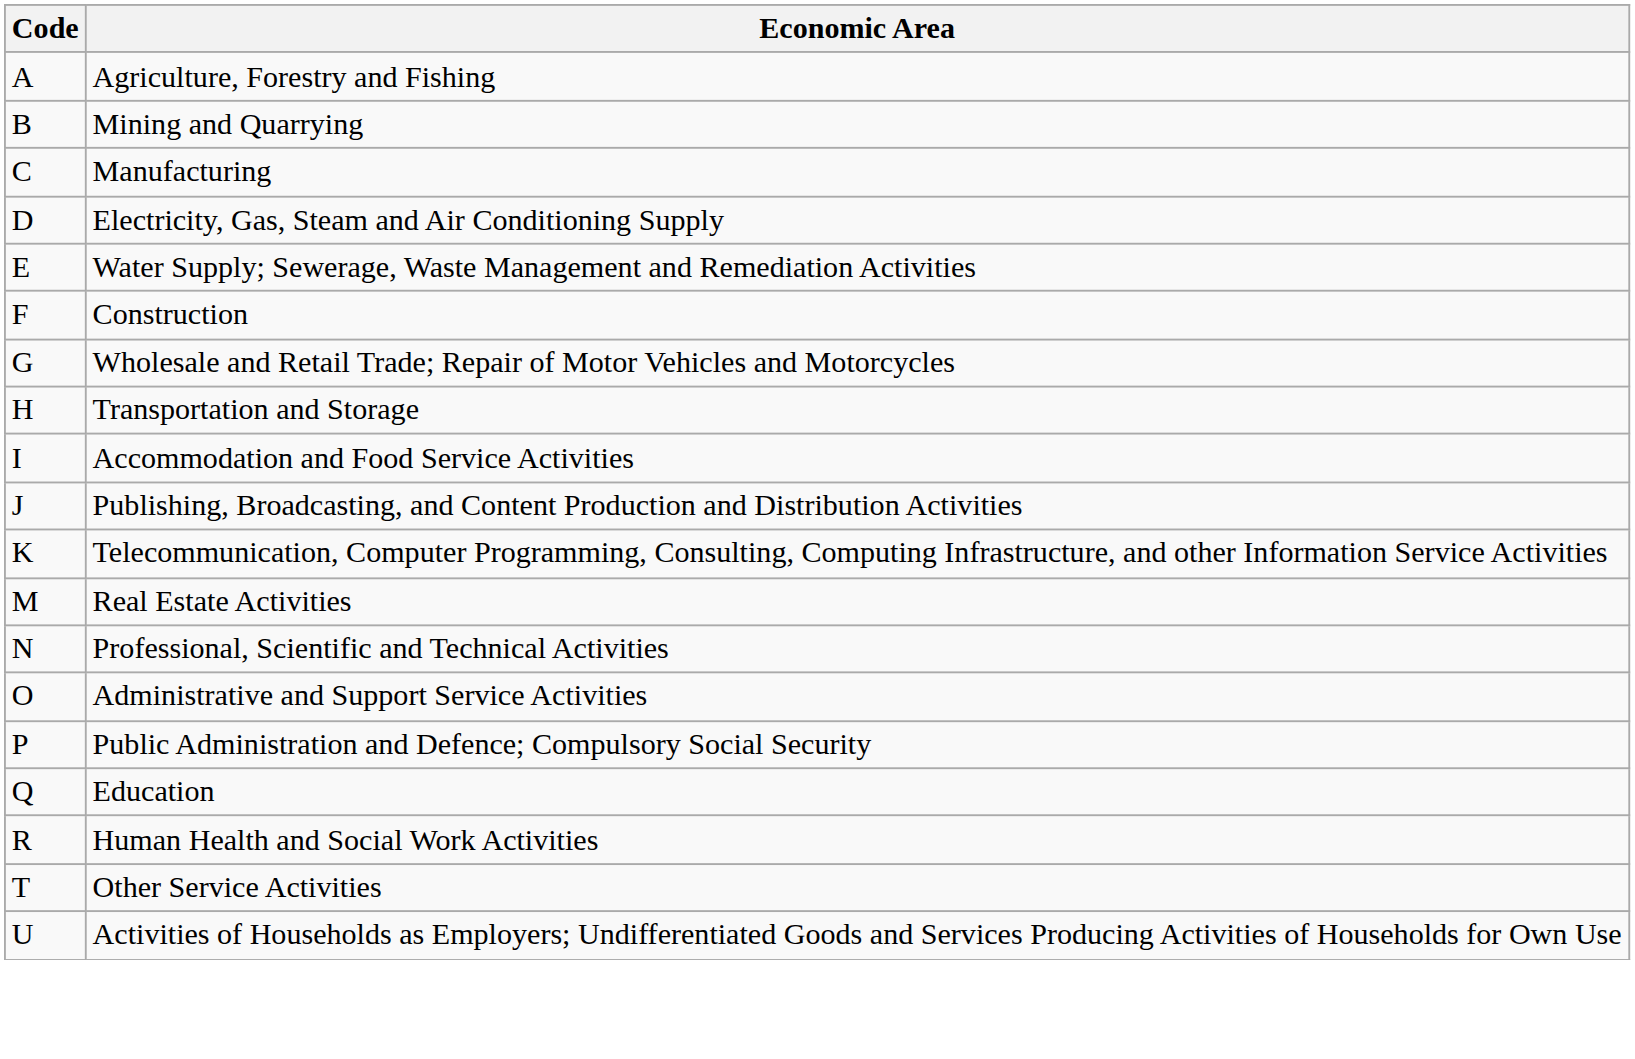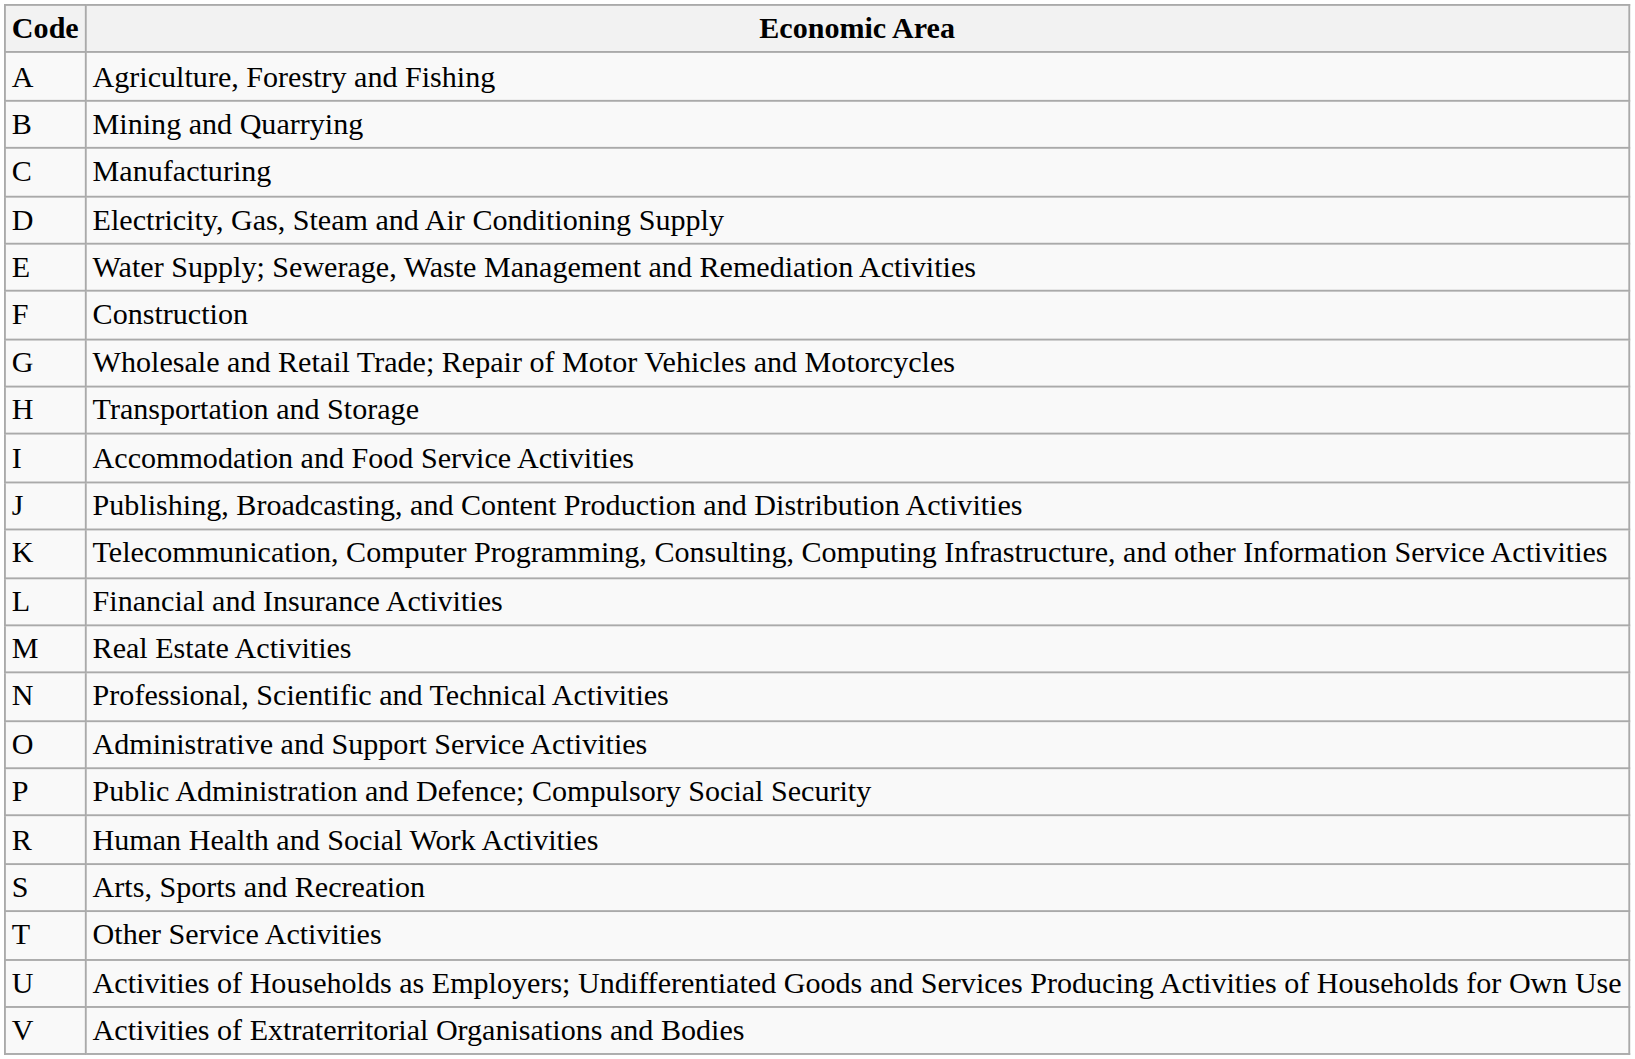+ row: (298, 600)
- row: (154, 791)
+ row: (259, 887)
+ row: (419, 1030)
